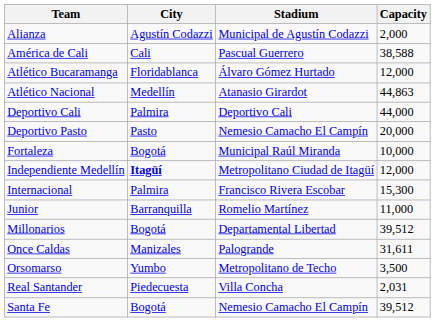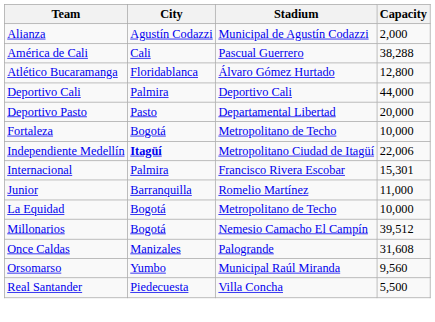(397, 53) 38,588 -> (397, 53) 38,288
(397, 72) 12,000 -> (397, 72) 12,800
- row: (51, 92)
(293, 131) Nemesio Camacho El Campín -> (277, 111) Departamental Libertad
(279, 151) Municipal Raúl Miranda -> (277, 131) Metropolitano de Techo
(397, 170) 12,000 -> (397, 151) 22,006
(397, 190) 15,300 -> (397, 170) 15,301
+ row: (36, 209)
(277, 229) Departamental Libertad -> (293, 229) Nemesio Camacho El Campín
(396, 248) 31,611 -> (397, 248) 31,608
(277, 268) Metropolitano de Techo -> (279, 268) Municipal Raúl Miranda
(394, 268) 3,500 -> (394, 268) 9,560
(394, 287) 2,031 -> (394, 287) 5,500
- row: (29, 307)
